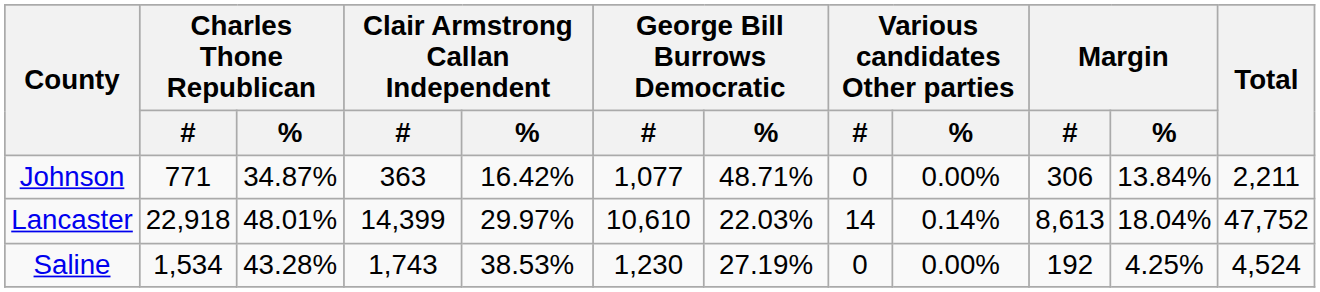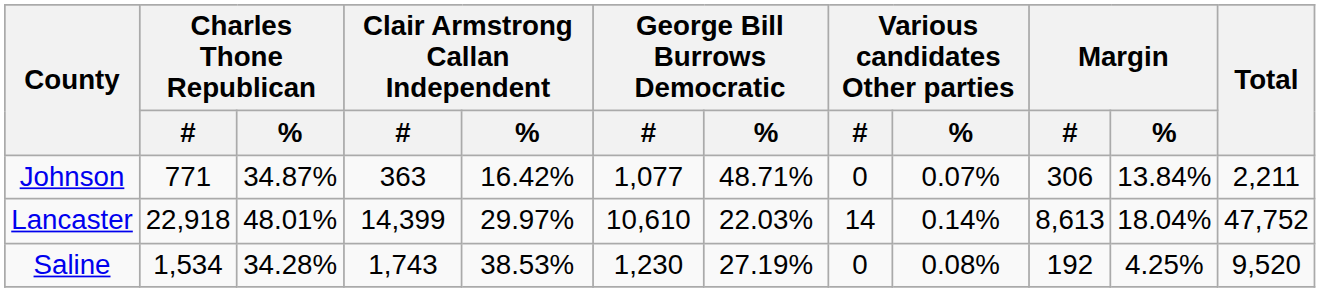(961, 176) 0.00% -> (961, 176) 0.07%
(290, 264) 43.28% -> (290, 264) 34.28%
(961, 264) 0.00% -> (961, 264) 0.08%
(1266, 264) 4,524 -> (1266, 264) 9,520
